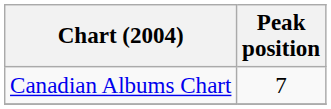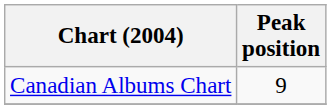(281, 85) 7 -> (281, 85) 9
